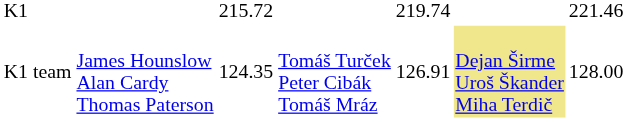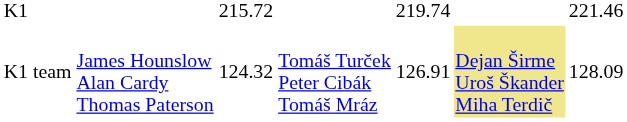(246, 71) 124.35 -> (246, 71) 124.32
(596, 71) 128.00 -> (596, 71) 128.09
